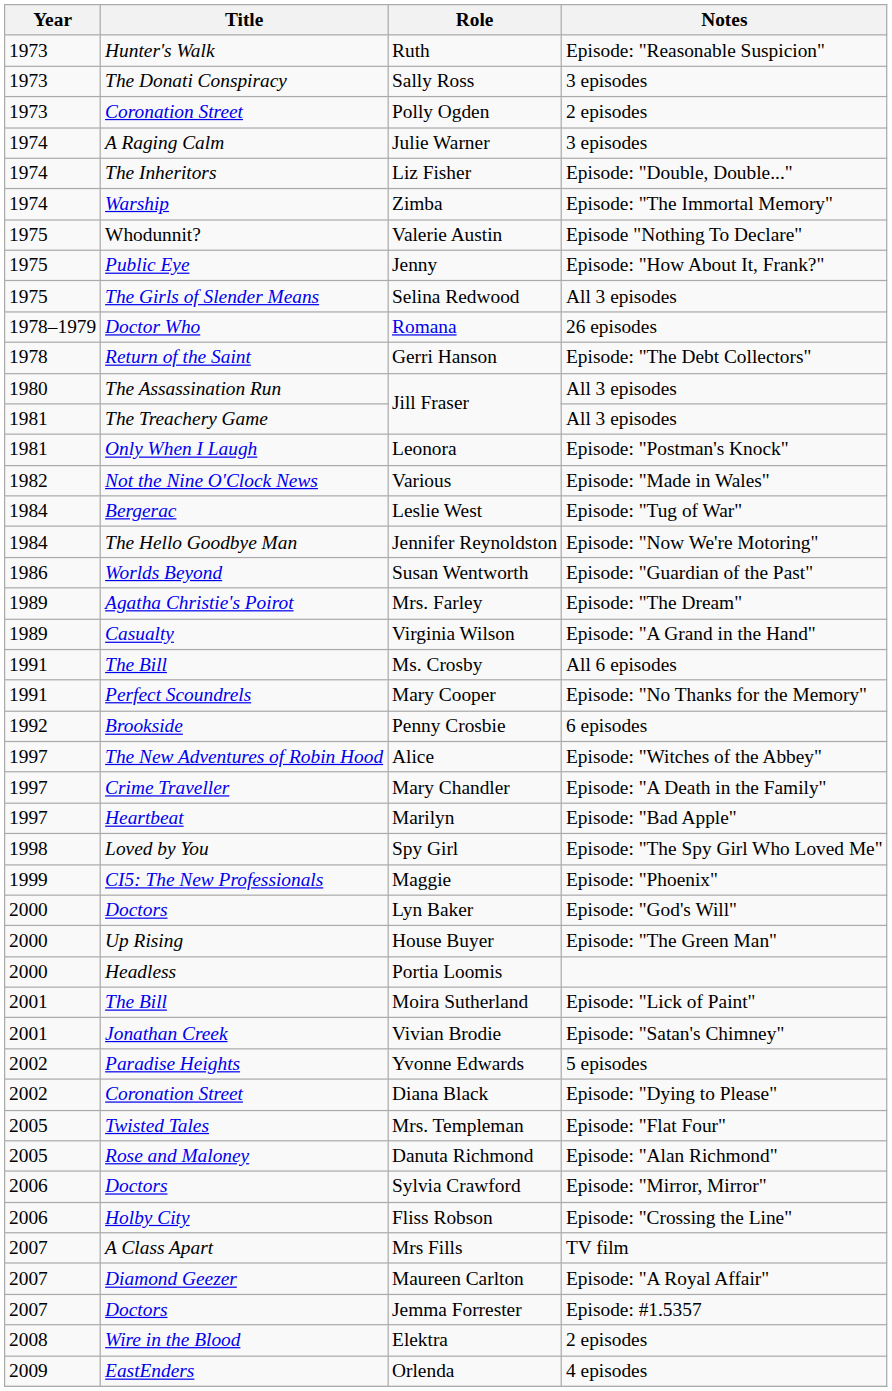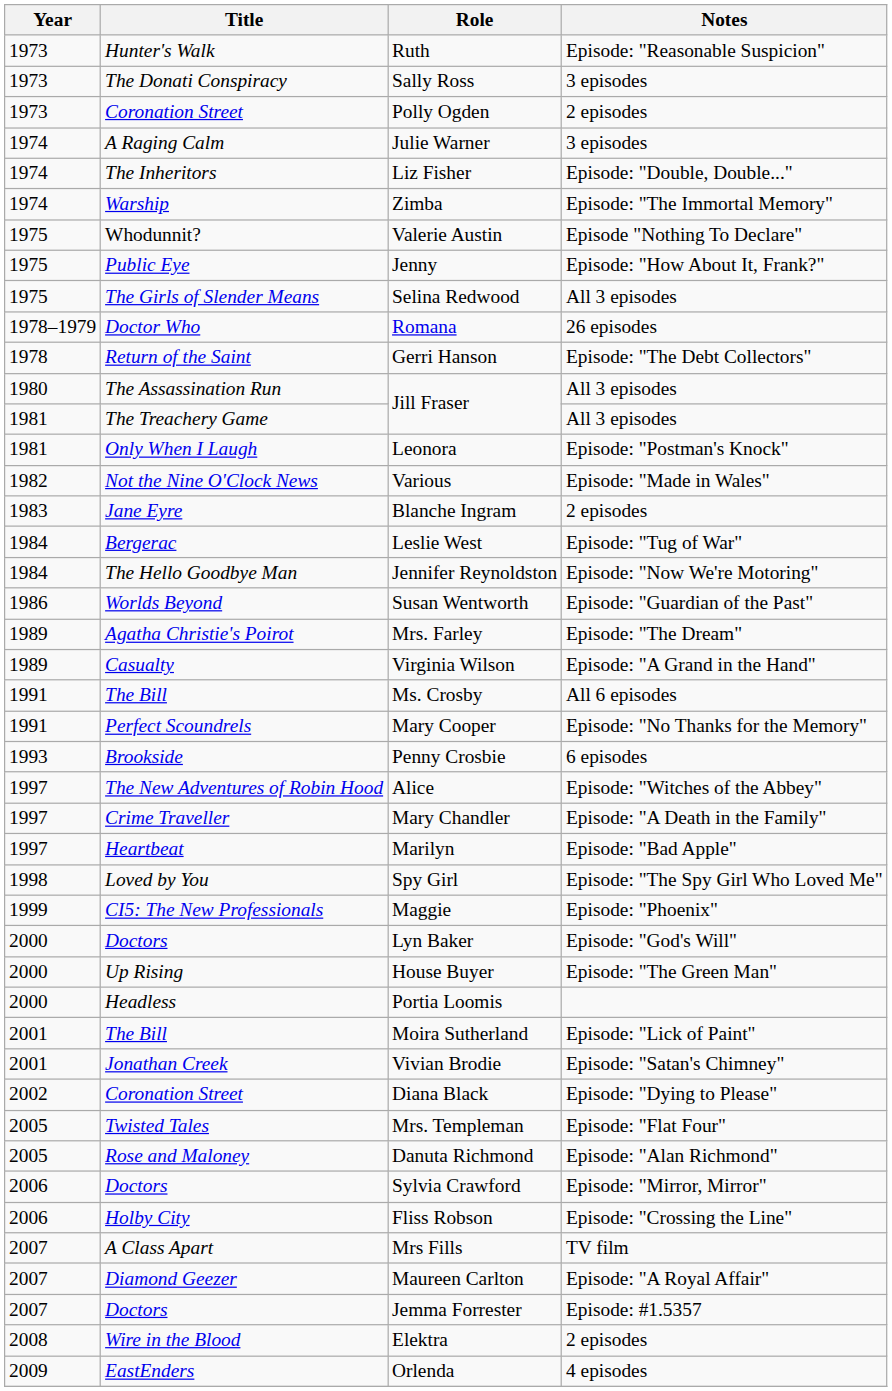+ row: (144, 511)
(28, 726) 1992 -> (28, 756) 1993
- row: (173, 1063)
